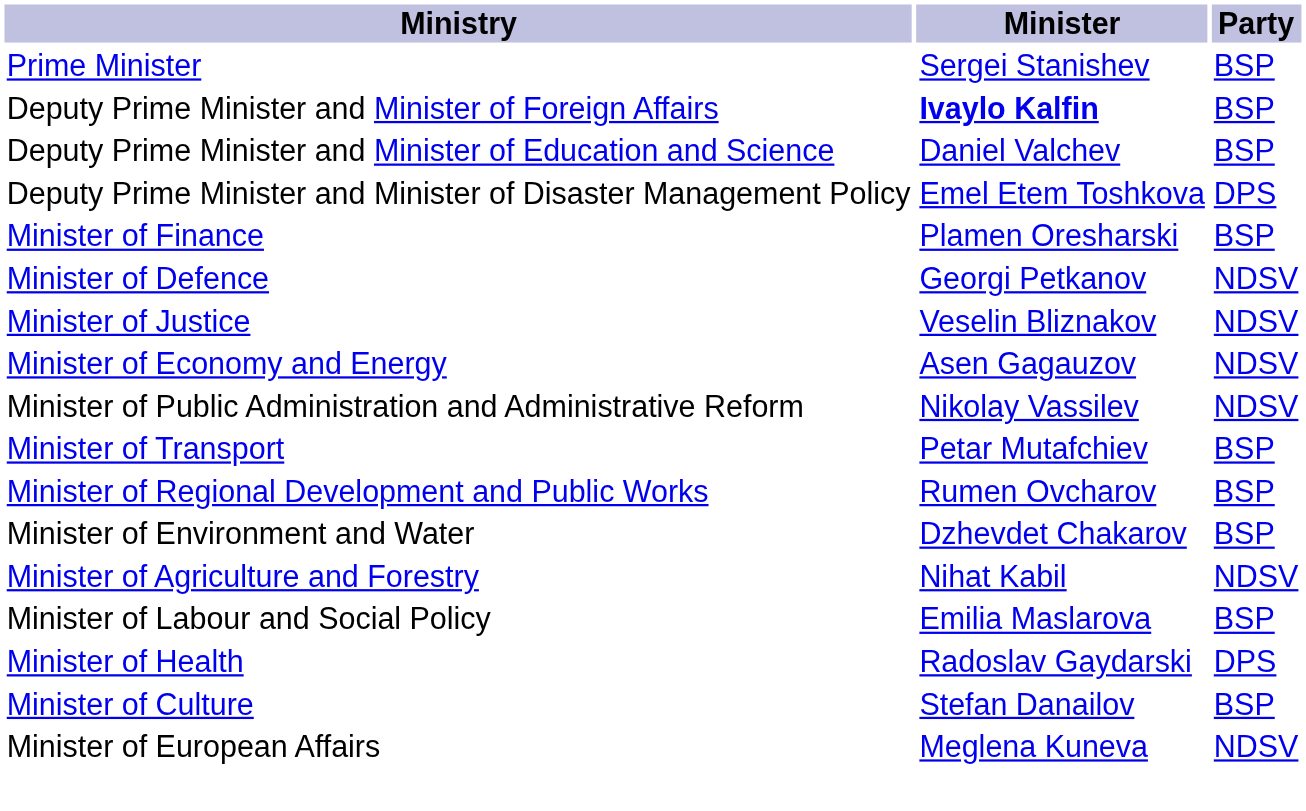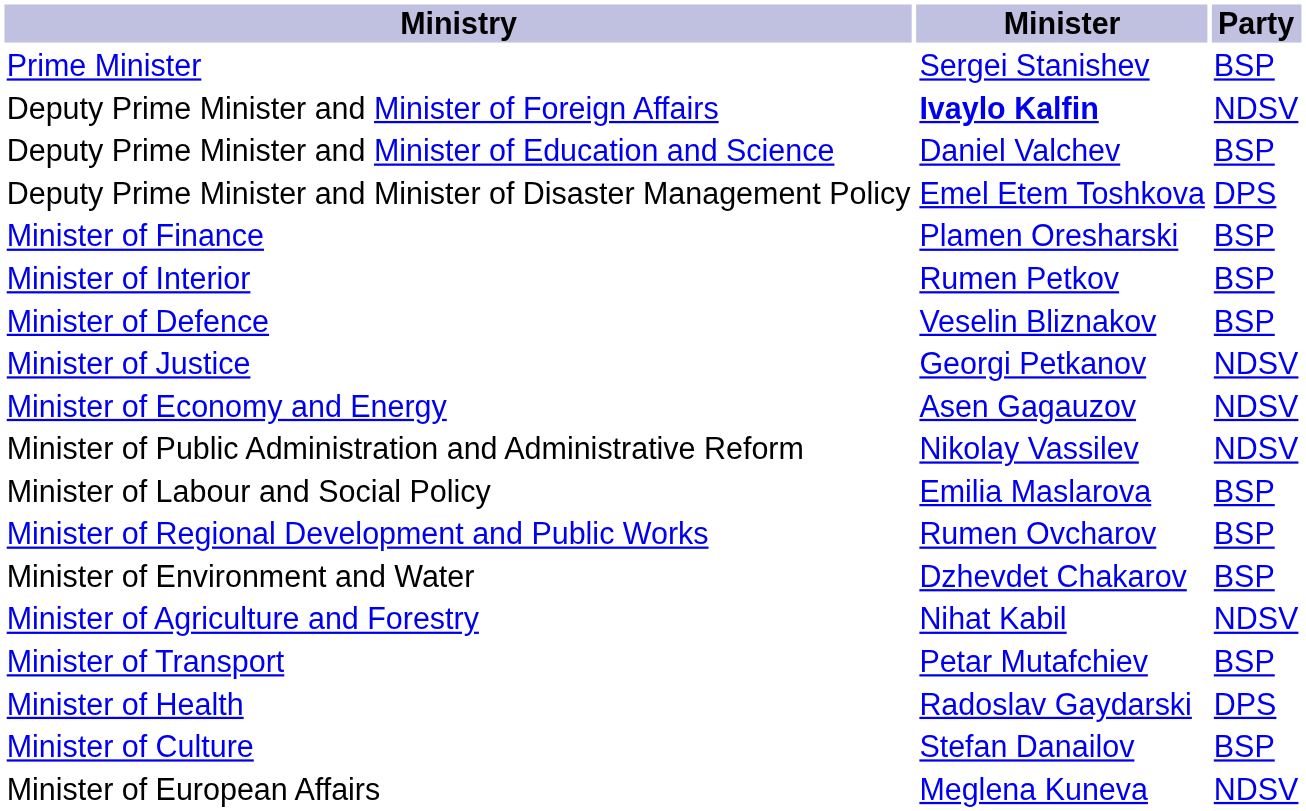(1244, 109) BSP -> (1256, 109) NDSV
+ row: (129, 279)
(1033, 279) Georgi Petkanov -> (1038, 321) Veselin Bliznakov
(1256, 279) NDSV -> (1244, 321) BSP
(1038, 321) Veselin Bliznakov -> (1033, 364) Georgi Petkanov
rows swapped: (145, 449) <-> (249, 619)
